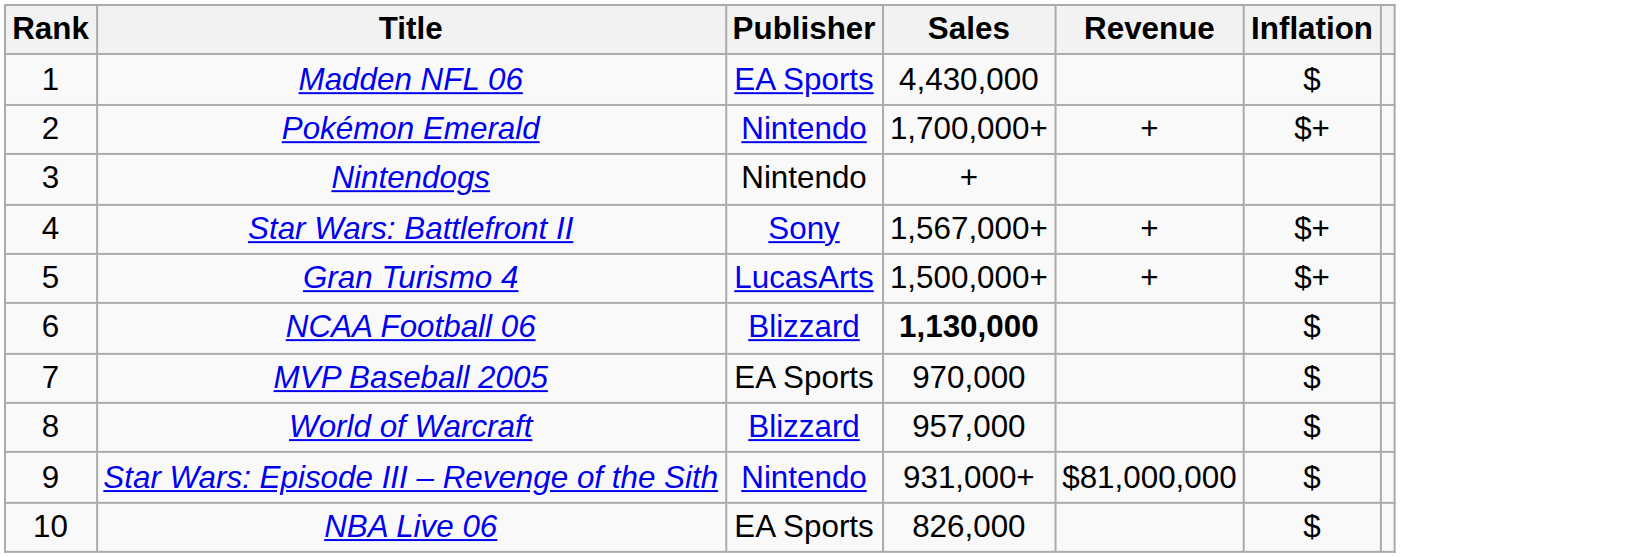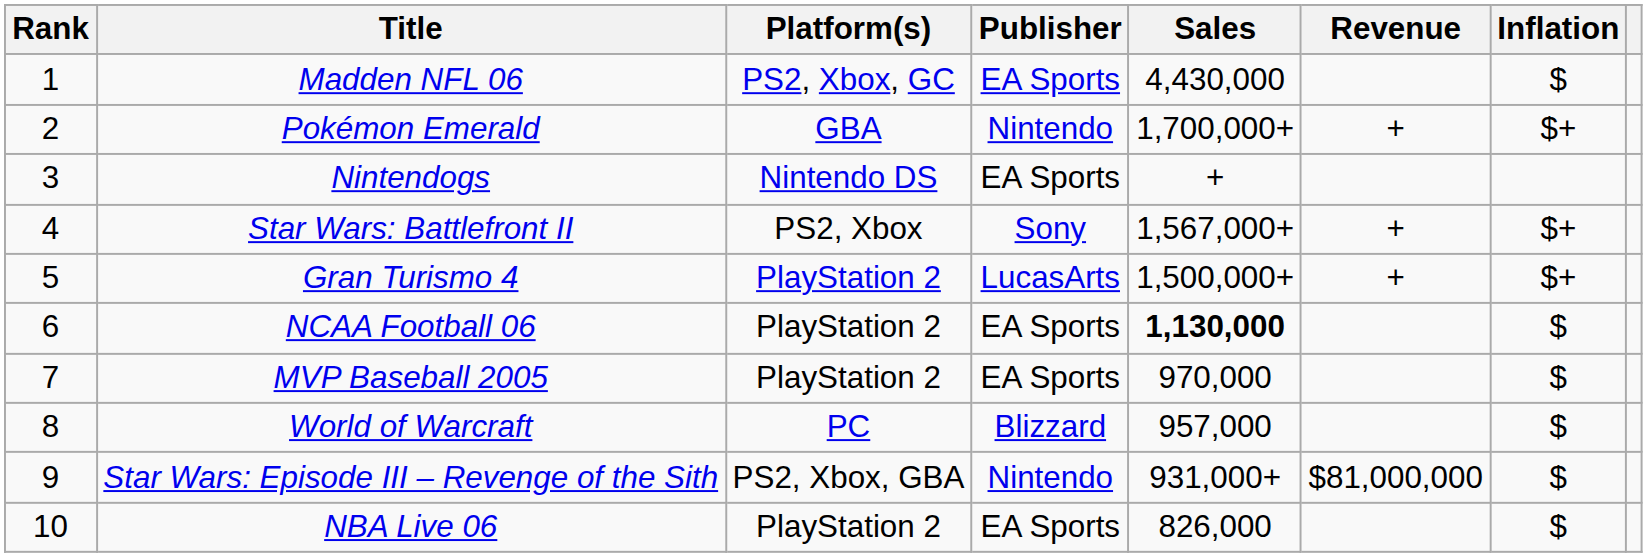+ column: (848, 29)
(804, 178) Nintendo -> (1050, 178) EA Sports
(804, 327) Blizzard -> (1050, 327) EA Sports
